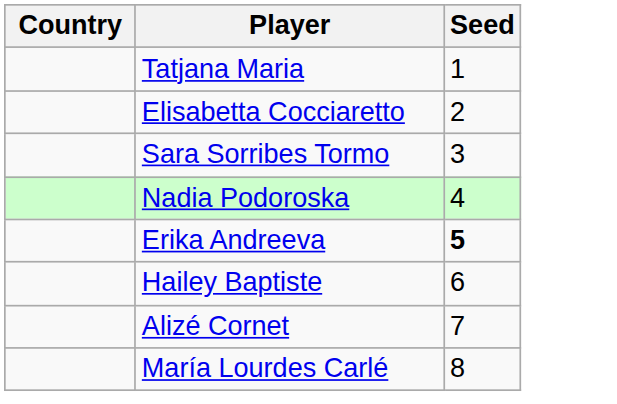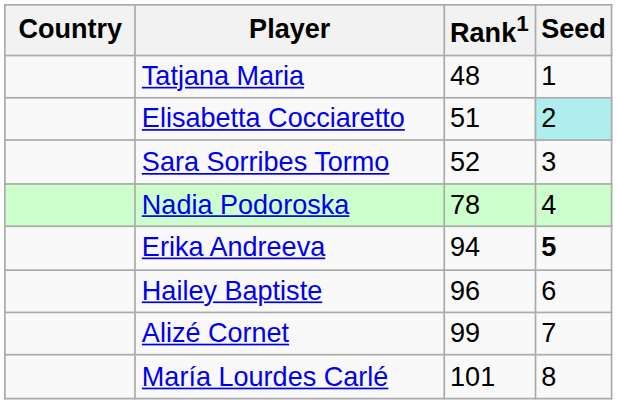+ column: (489, 29)
(458, 111) no background -> (549, 119) paleturquoise background
